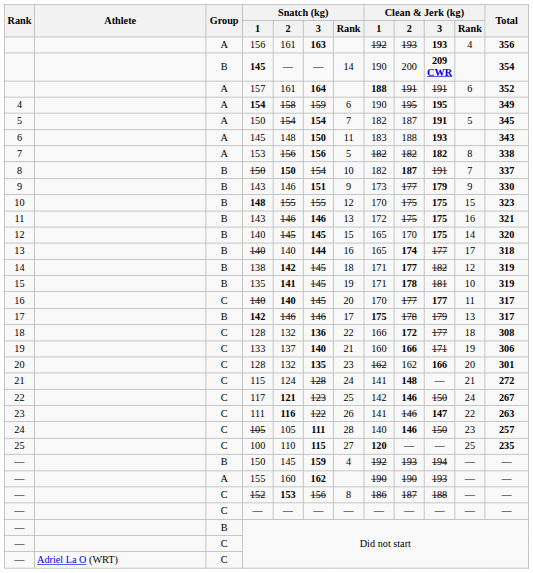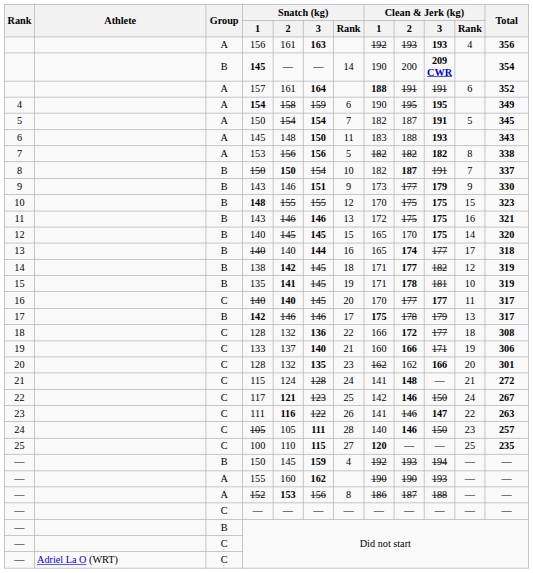(224, 495) C -> (224, 495) A
